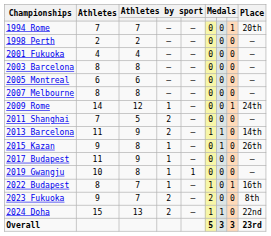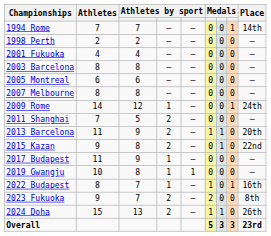(252, 28) 20th -> (252, 28) 14th
(252, 133) 14th -> (252, 133) 20th
(169, 146) 1 -> (169, 146) 2
(252, 146) 26th -> (252, 146) 22nd
(252, 212) 22nd -> (252, 212) 26th
